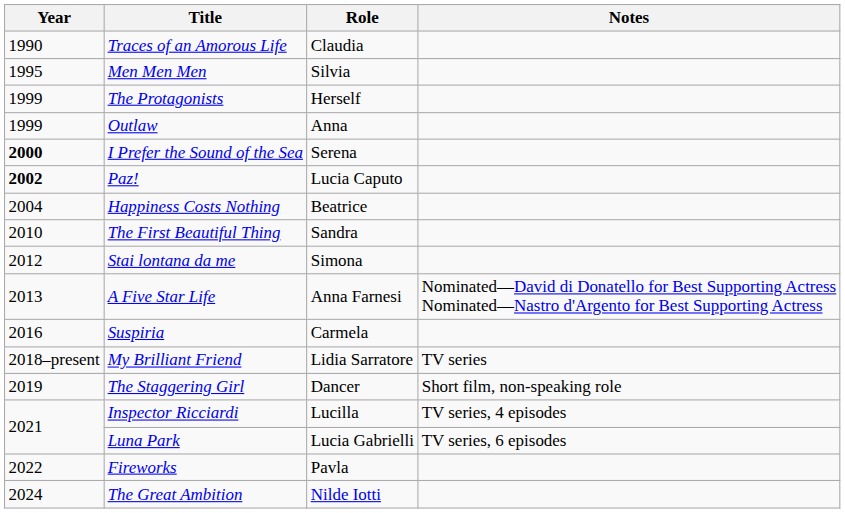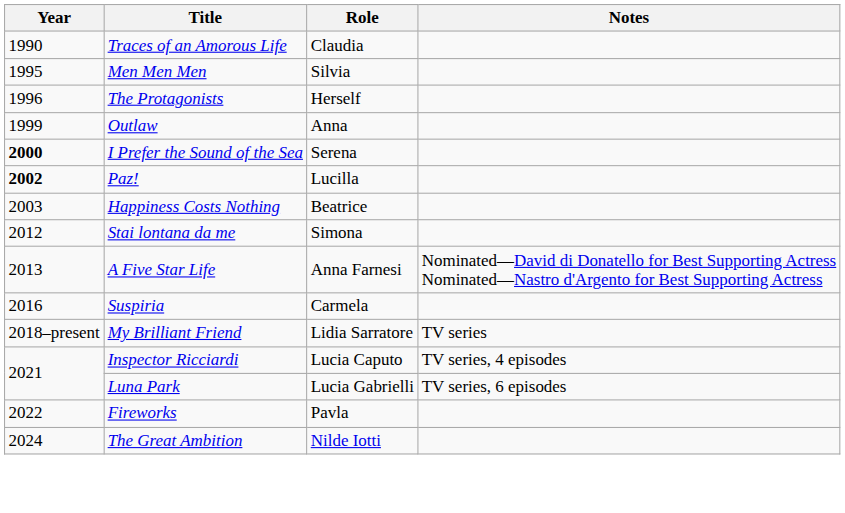(25, 98) 1999 -> (25, 98) 1996
(357, 179) Lucia Caputo -> (335, 179) Lucilla
(25, 206) 2004 -> (25, 206) 2003
- row: (194, 233)
- row: (176, 386)
(335, 413) Lucilla -> (357, 359) Lucia Caputo
